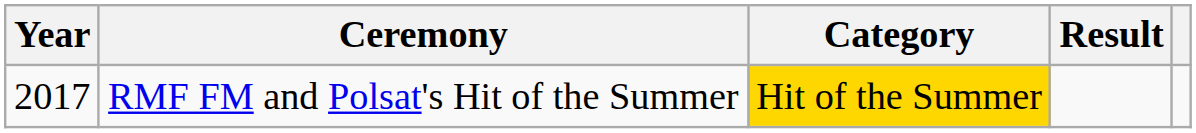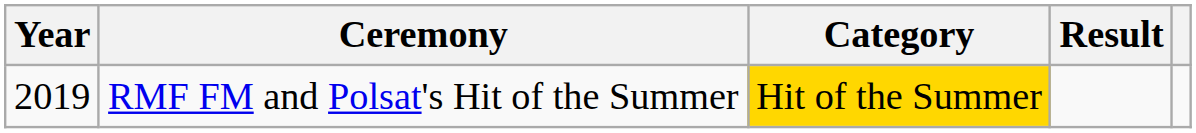(52, 95) 2017 -> (52, 95) 2019
